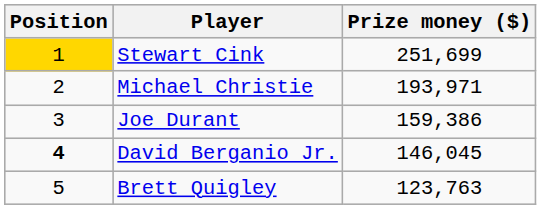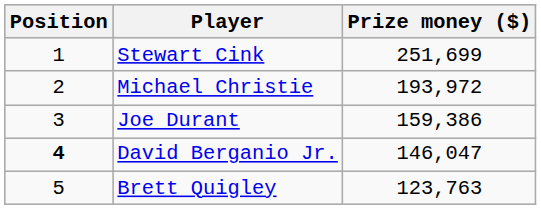(59, 55) gold background -> (59, 55) no background
(439, 88) 193,971 -> (439, 88) 193,972
(439, 154) 146,045 -> (439, 154) 146,047
